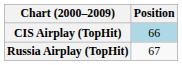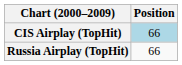(154, 51) 67 -> (154, 51) 66
